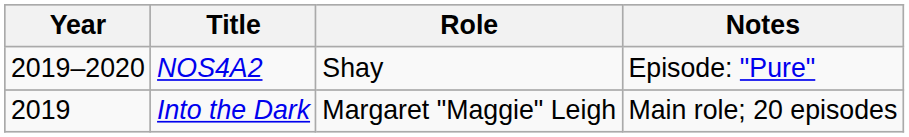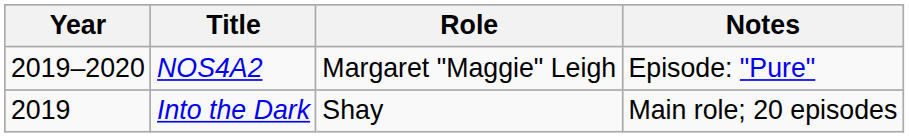(353, 68) Shay -> (469, 68) Margaret "Maggie" Leigh
(469, 110) Margaret "Maggie" Leigh -> (353, 110) Shay
